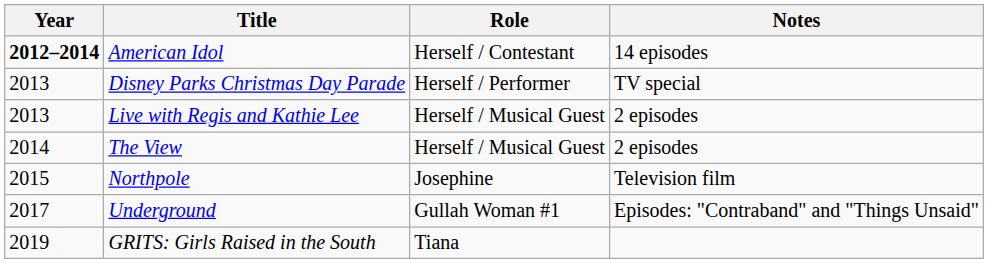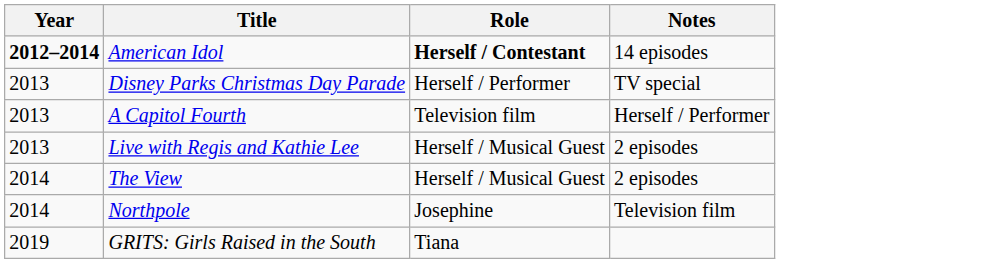(494, 52) normal -> (500, 52) bold
+ row: (177, 115)
(29, 178) 2015 -> (29, 210) 2014
- row: (162, 210)
